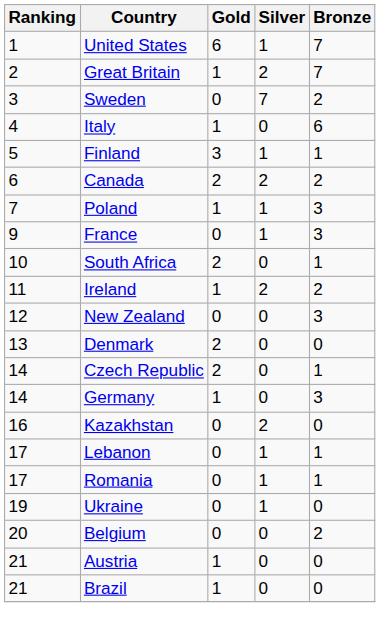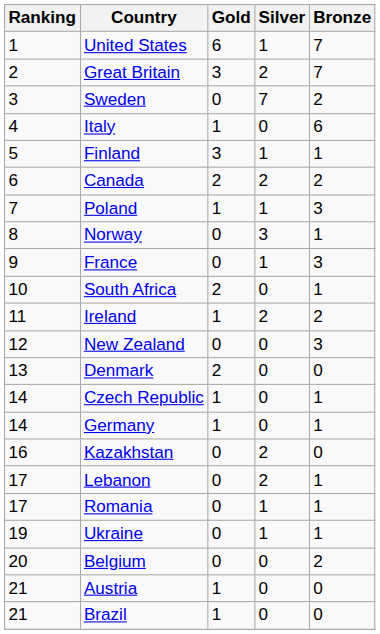(216, 72) 1 -> (216, 72) 3
+ row: (113, 235)
(216, 371) 2 -> (216, 398) 1
(318, 398) 3 -> (318, 425) 1
(263, 452) 1 -> (263, 479) 2
(318, 506) 0 -> (318, 533) 1
